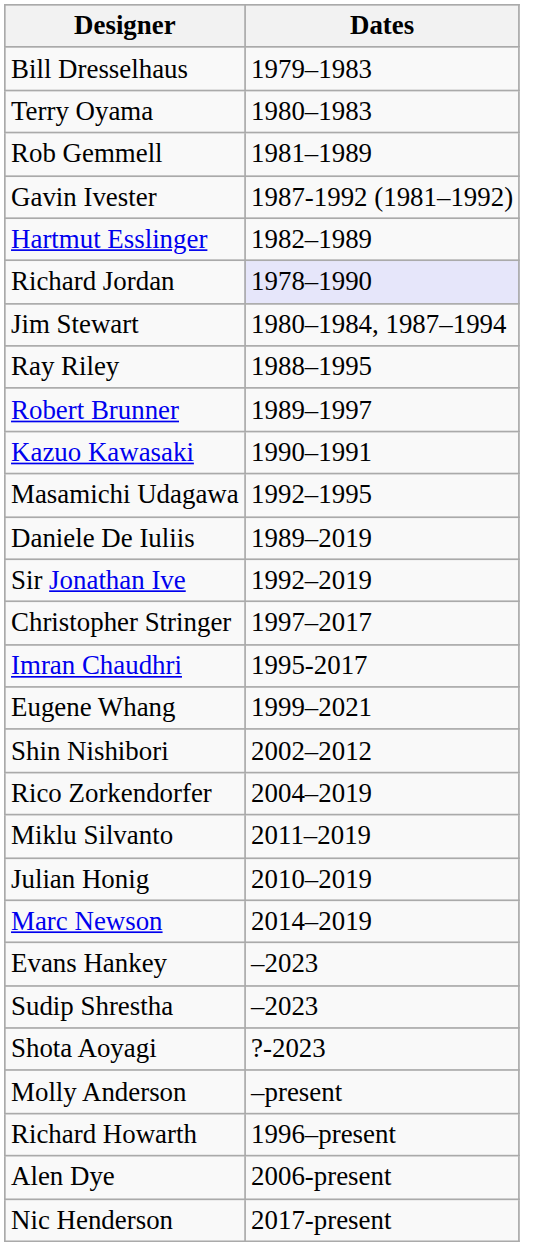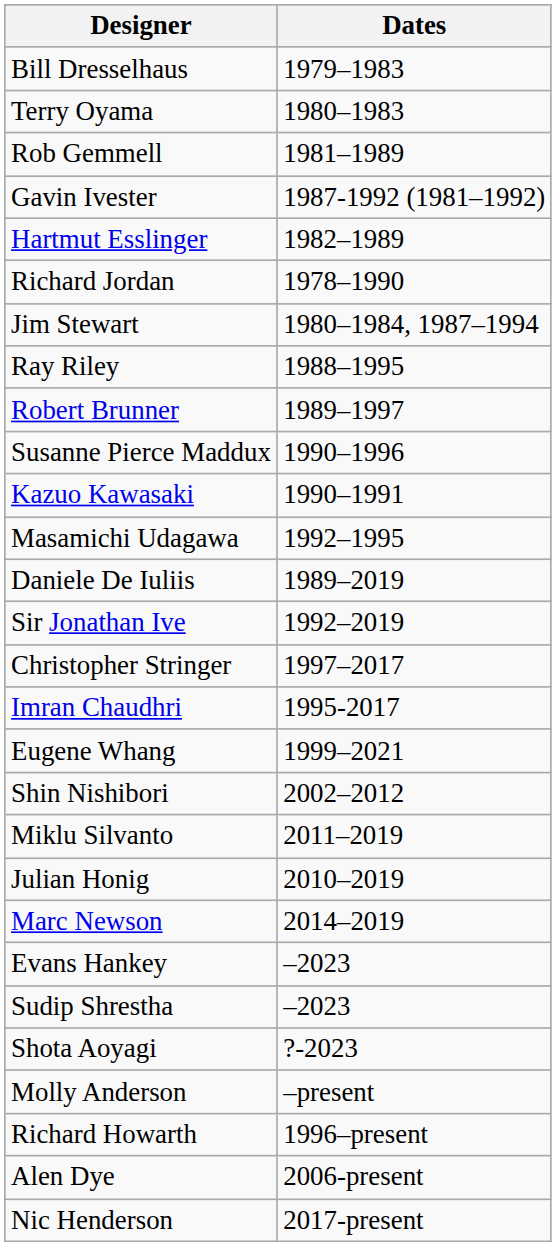(312, 281) lavender background -> (344, 281) no background
+ row: (141, 452)
- row: (111, 793)
